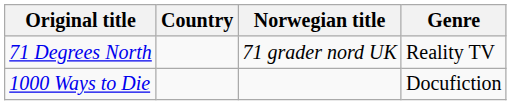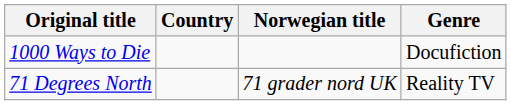rows swapped: (80, 83) <-> (81, 52)
